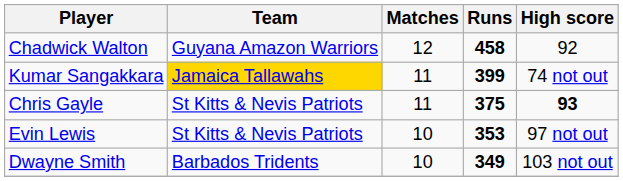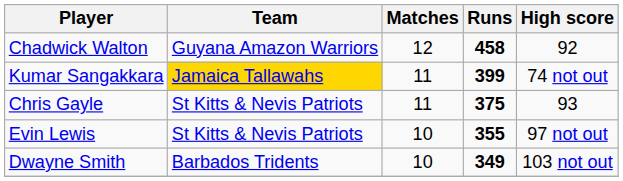(567, 104) bold -> (567, 104) normal
(490, 133) 353 -> (490, 133) 355
